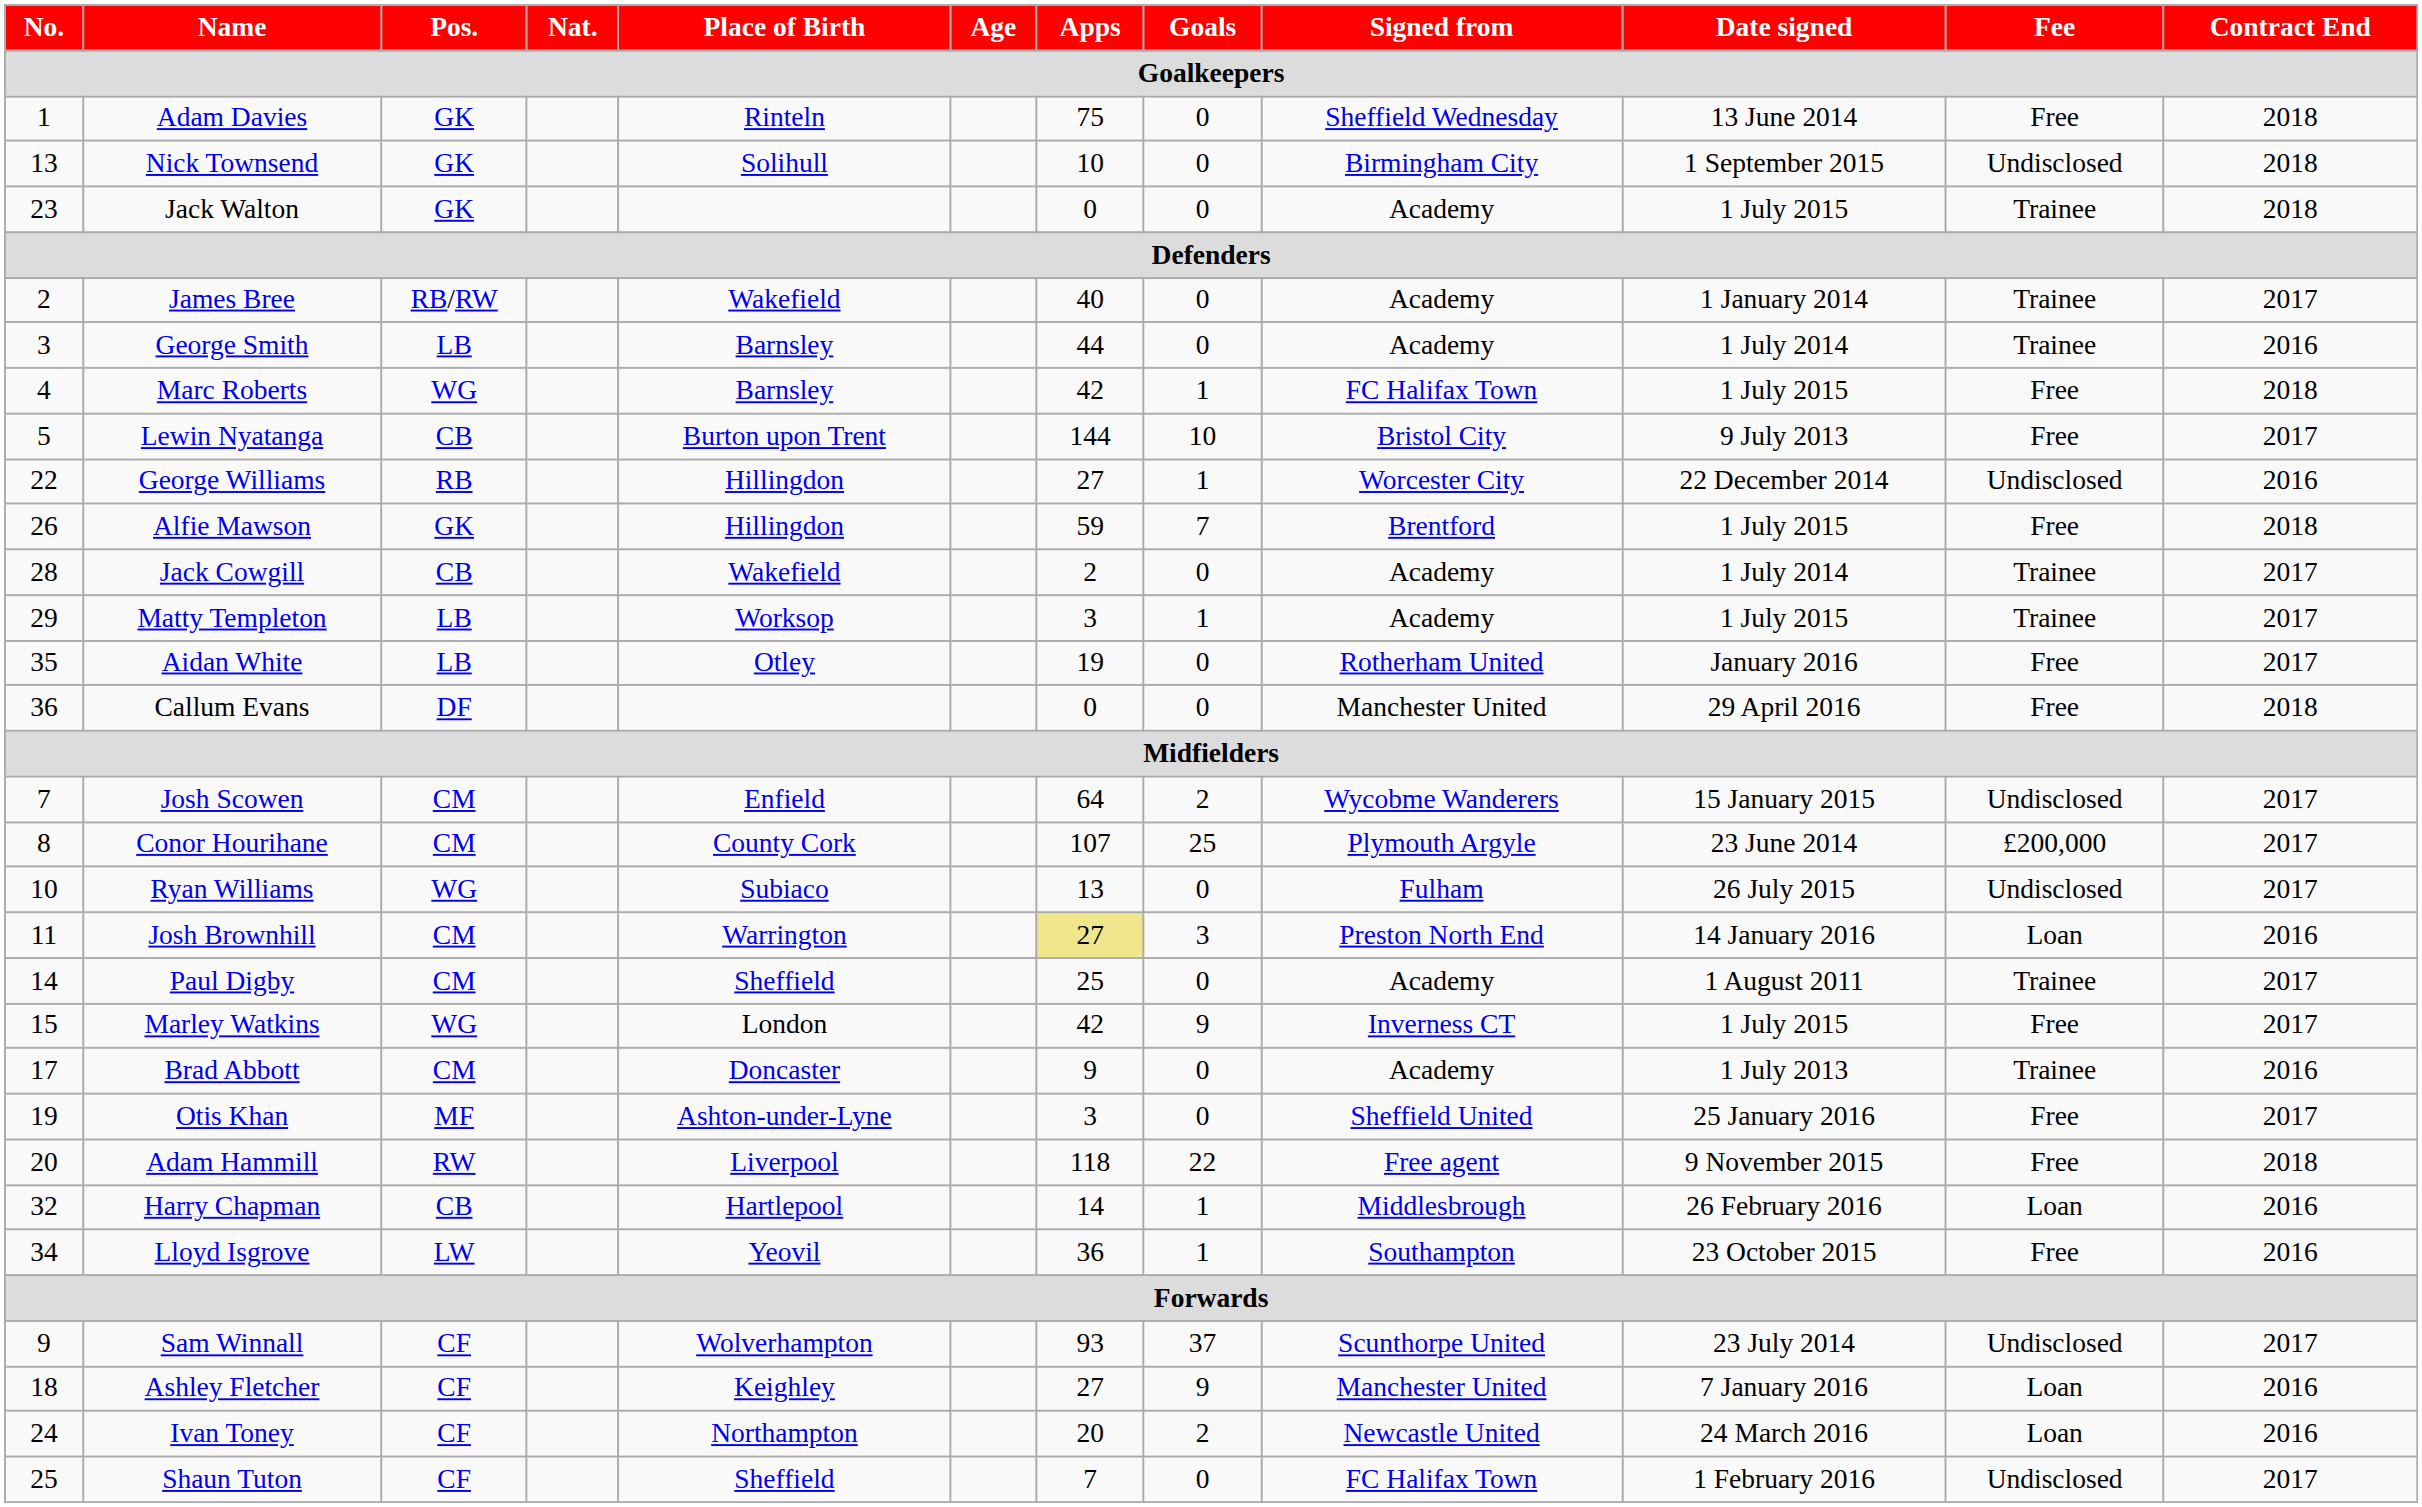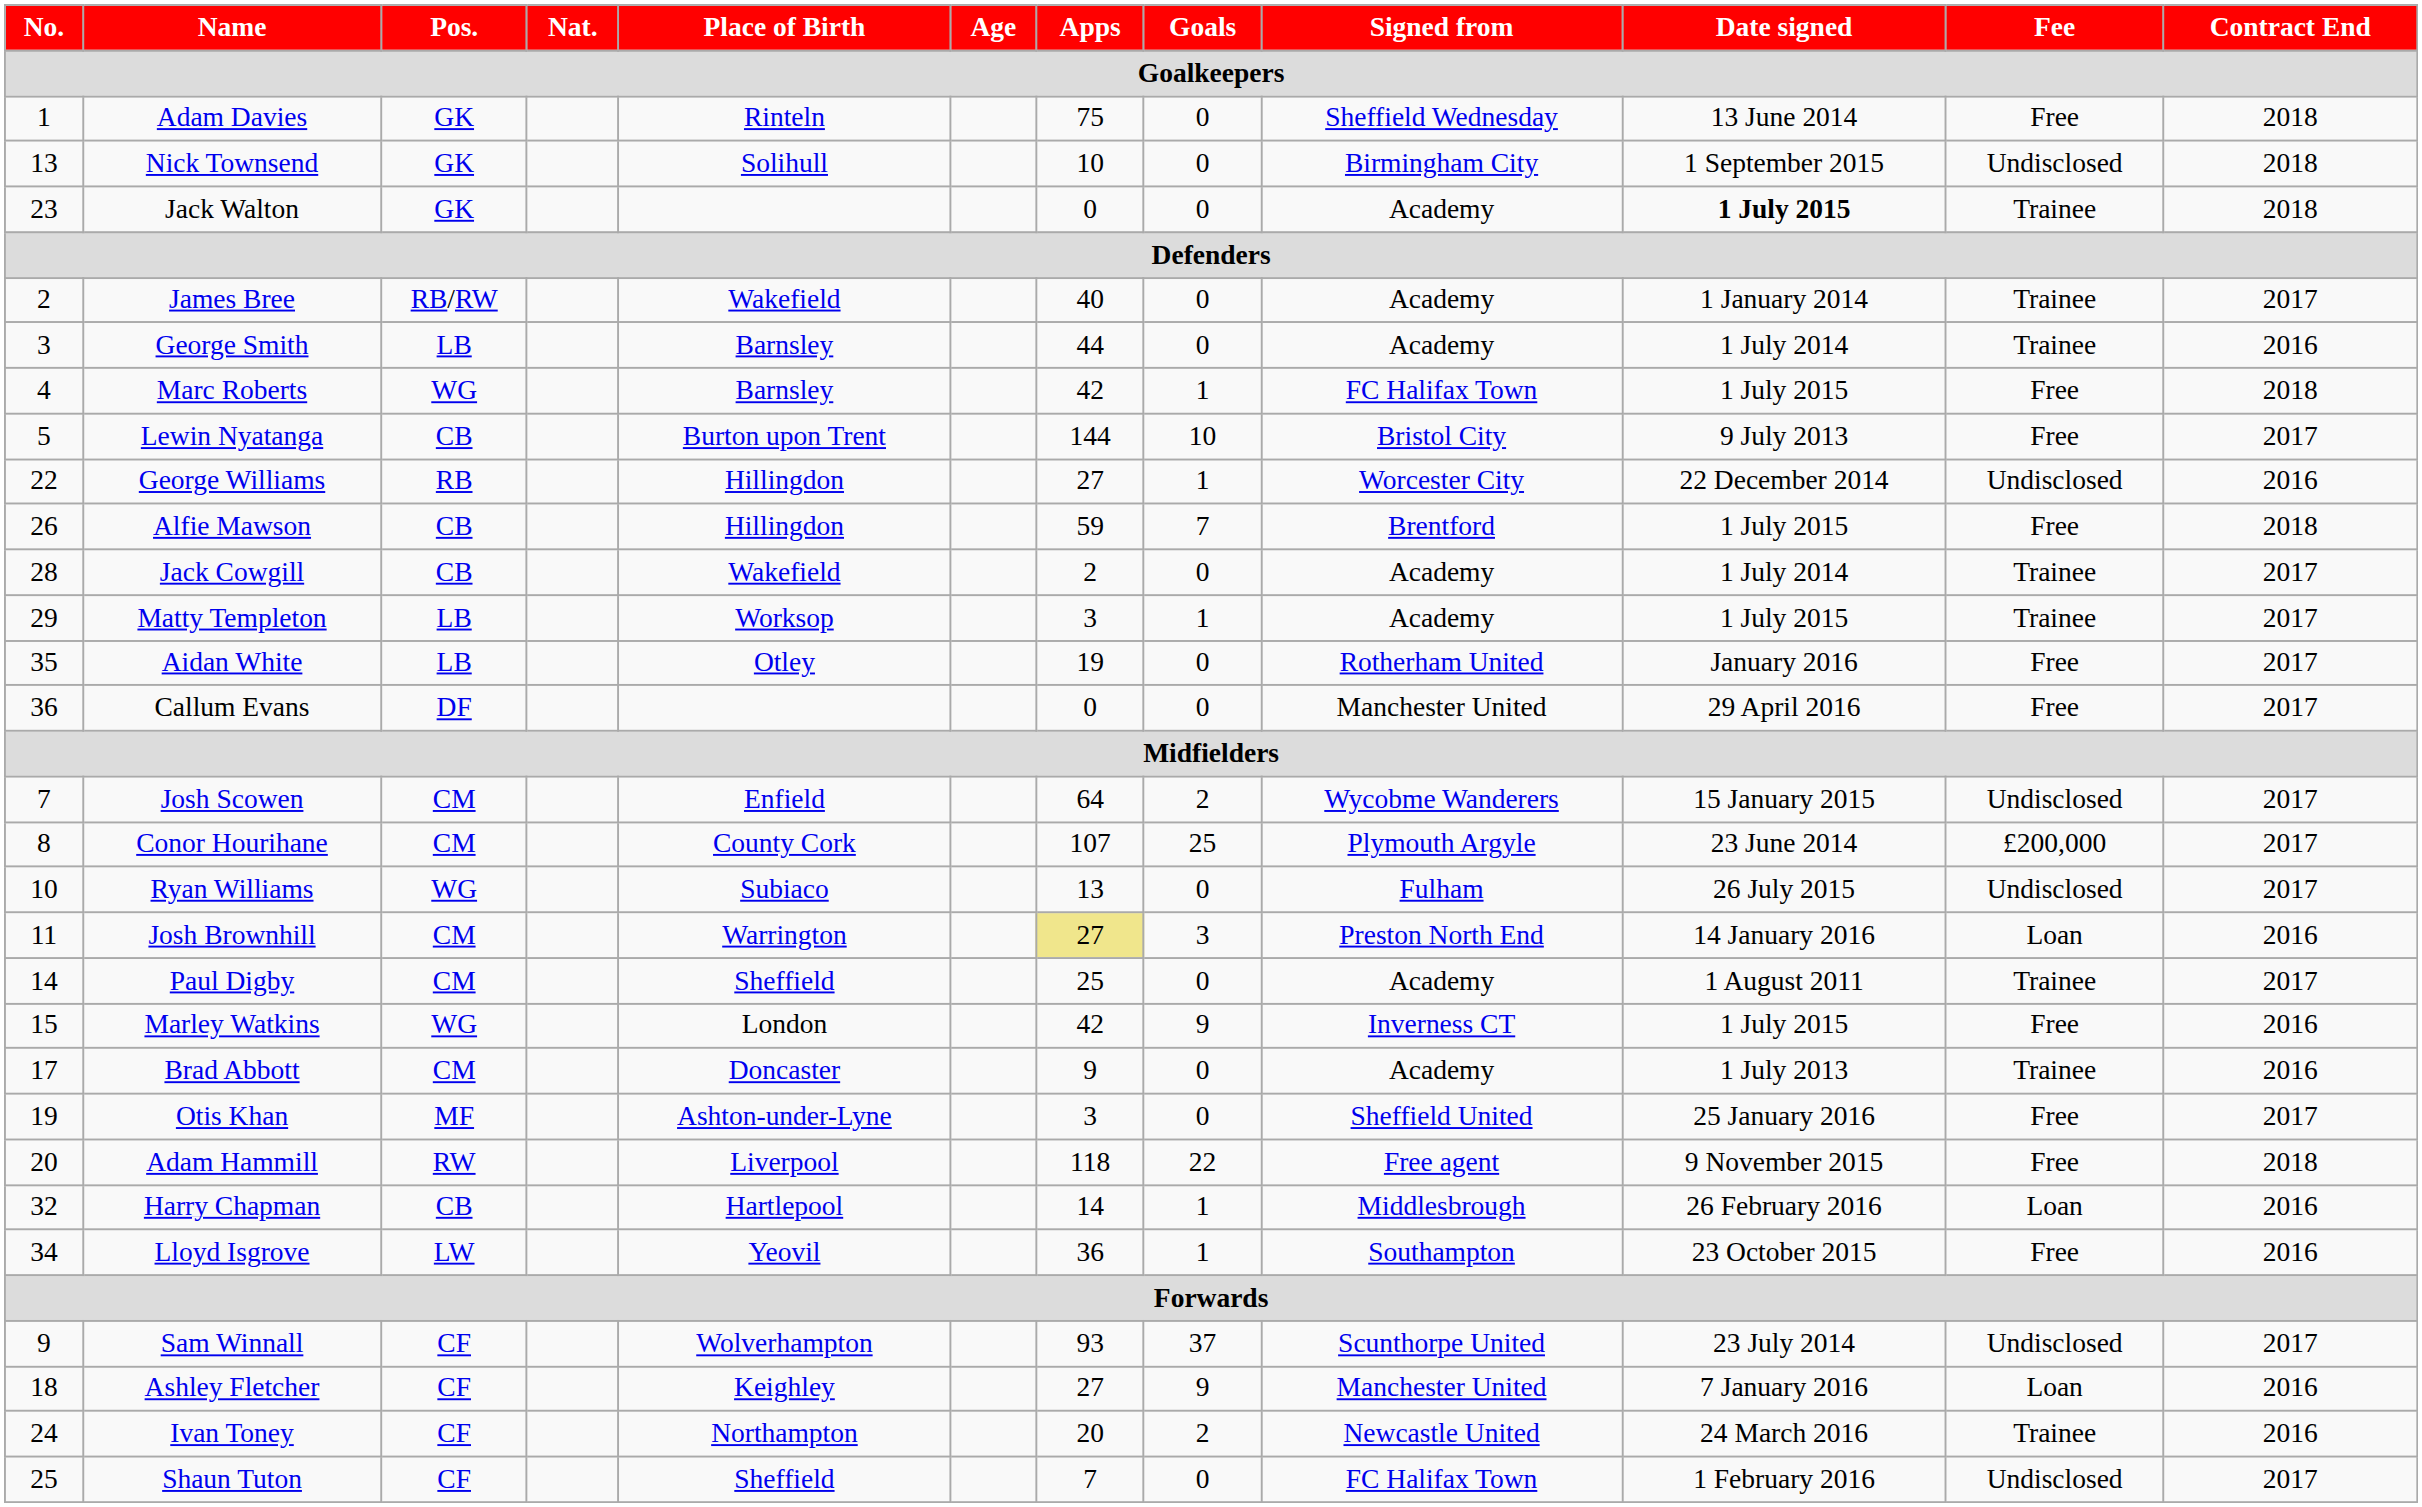(1784, 209) normal -> (1784, 209) bold
(454, 526) GK -> (454, 526) CB
(2290, 708) 2018 -> (2290, 708) 2017
(2290, 1025) 2017 -> (2290, 1025) 2016
(2055, 1433) Loan -> (2055, 1433) Trainee
